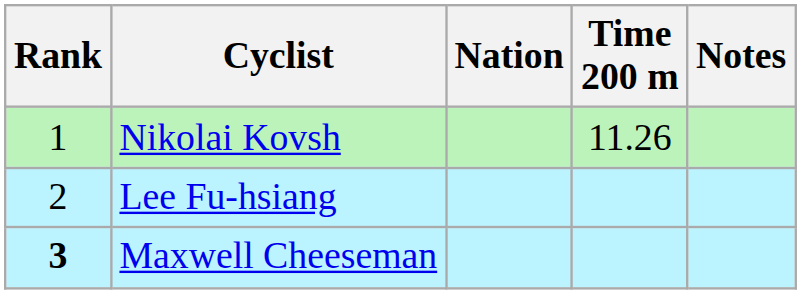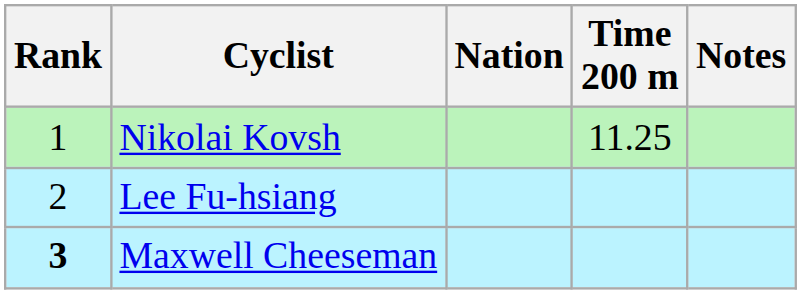(630, 136) 11.26 -> (630, 136) 11.25
